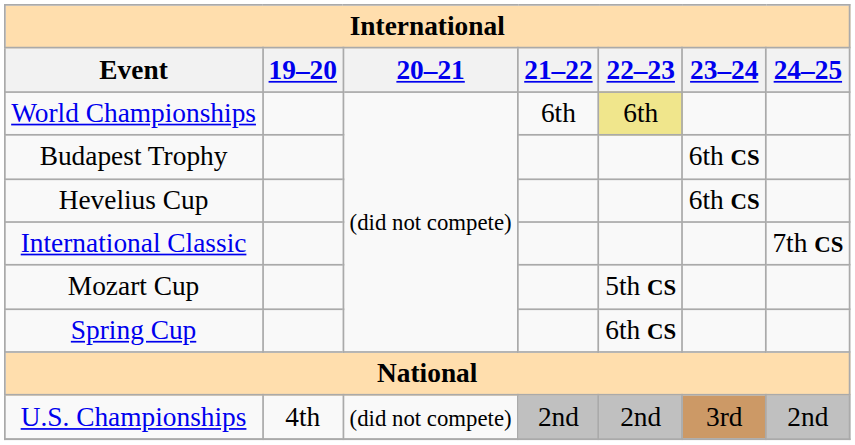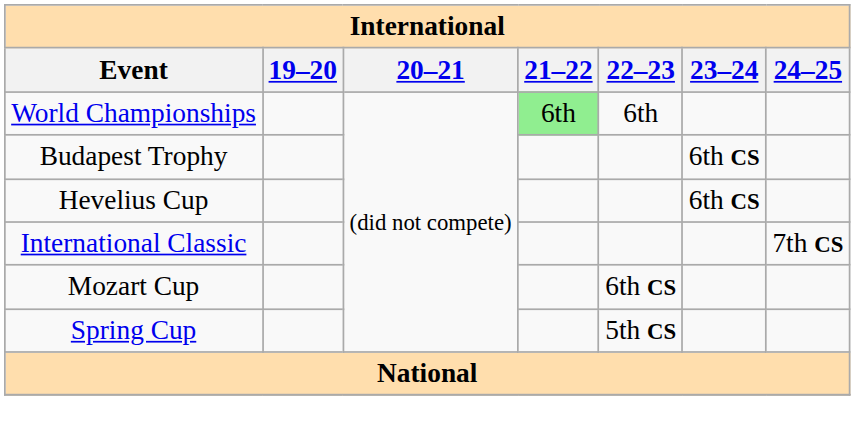(558, 112) no background -> (558, 112) lightgreen background
(641, 112) khaki background -> (641, 112) no background
(641, 286) 5th CS -> (641, 286) 6th CS
(641, 329) 6th CS -> (641, 329) 5th CS
- row: (134, 416)
